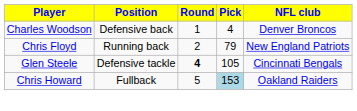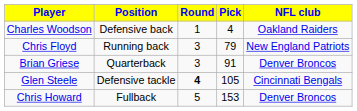(298, 30) Denver Broncos -> (298, 30) Oakland Raiders
(197, 47) 2 -> (197, 47) 3
+ row: (49, 64)
(230, 81) lightblue background -> (230, 98) no background
(298, 81) Oakland Raiders -> (298, 98) Denver Broncos
